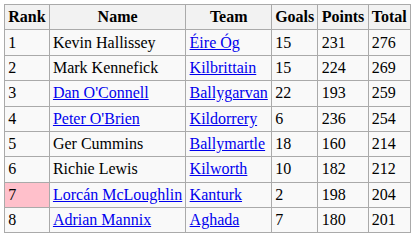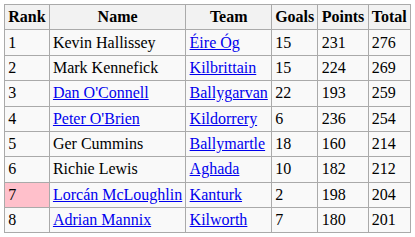(218, 169) Kilworth -> (214, 169) Aghada
(214, 220) Aghada -> (218, 220) Kilworth
